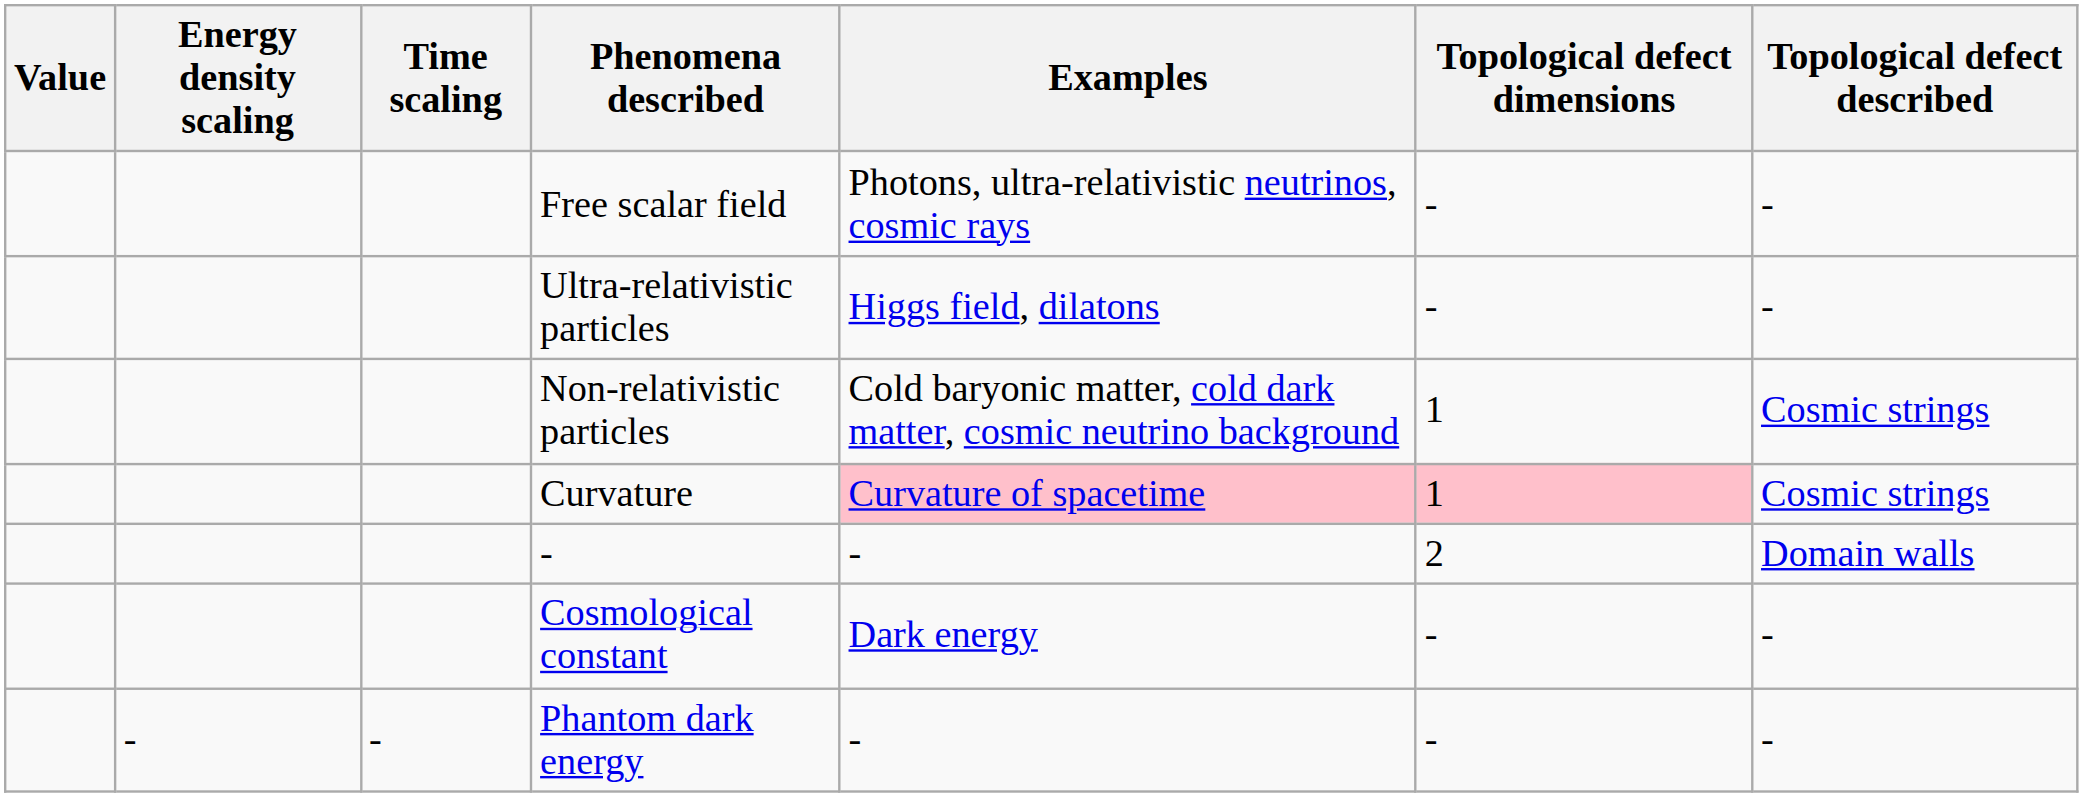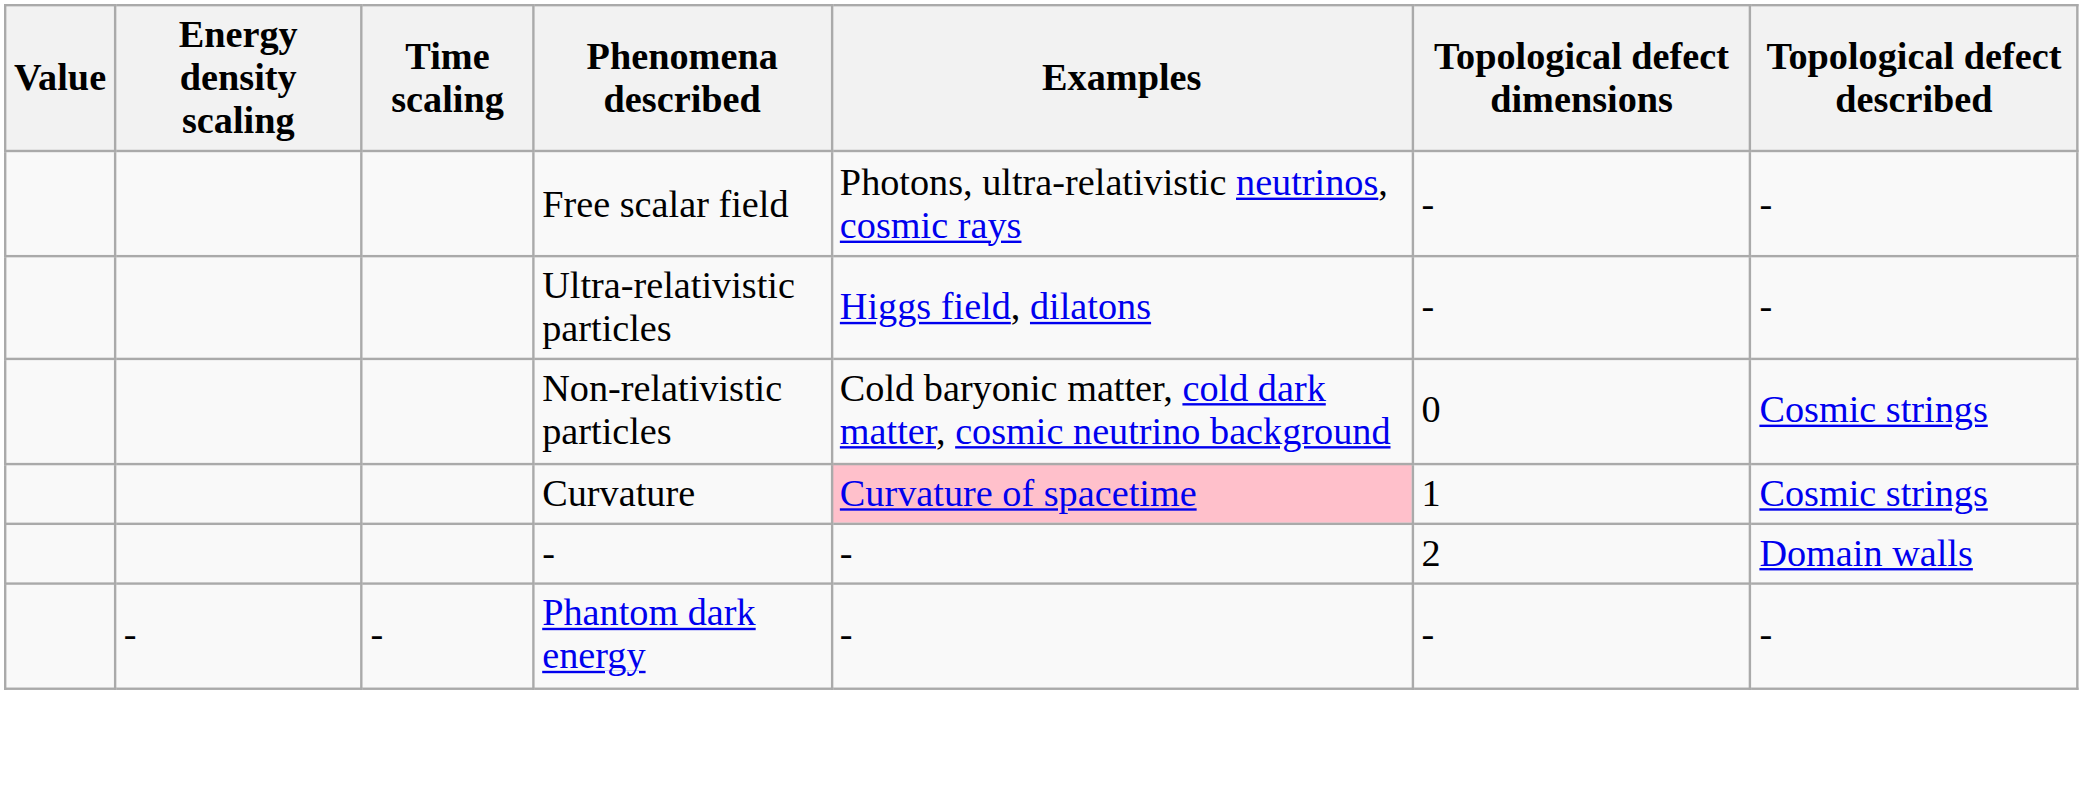(1434, 410) 1 -> (1431, 410) 0
(1434, 492) pink background -> (1431, 492) no background
- row: (646, 635)
